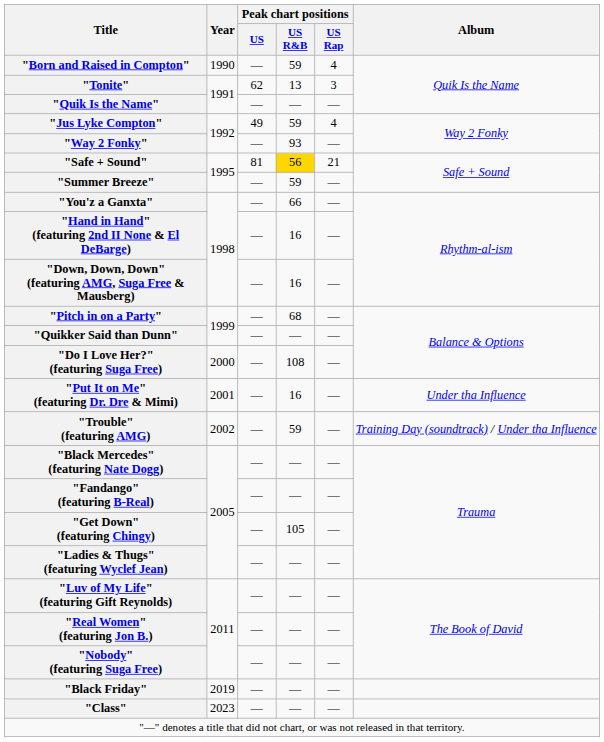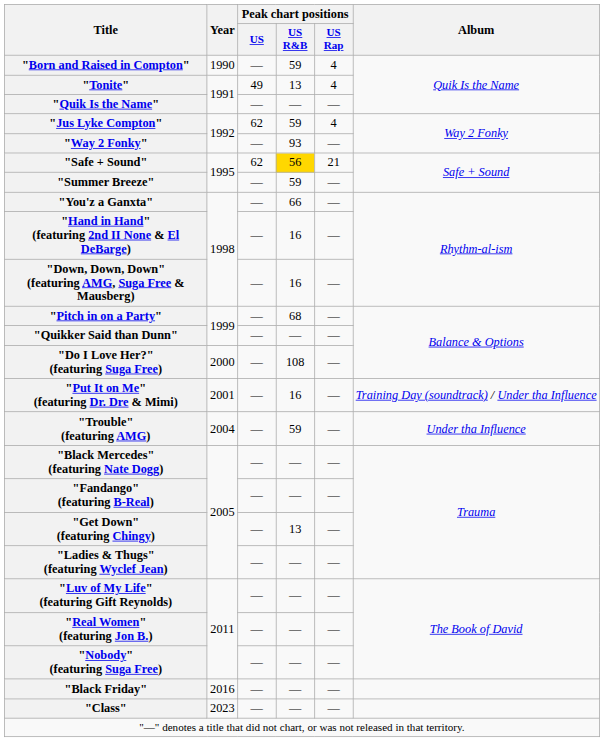(257, 84) 62 -> (257, 84) 49
(334, 84) 3 -> (334, 84) 4
(257, 123) 49 -> (257, 123) 62
(257, 162) 81 -> (257, 162) 62
(476, 395) Under tha Influence -> (476, 395) Training Day (soundtrack) / Under tha Influence
(222, 428) 2002 -> (222, 428) 2004
(476, 428) Training Day (soundtrack) / Under tha Influence -> (476, 428) Under tha Influence
(295, 529) 105 -> (295, 529) 13
(222, 689) 2019 -> (222, 689) 2016
